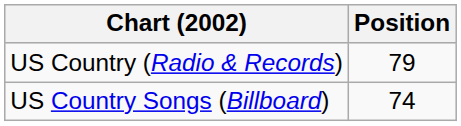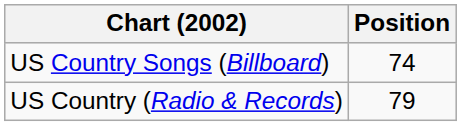rows swapped: (170, 100) <-> (177, 62)
